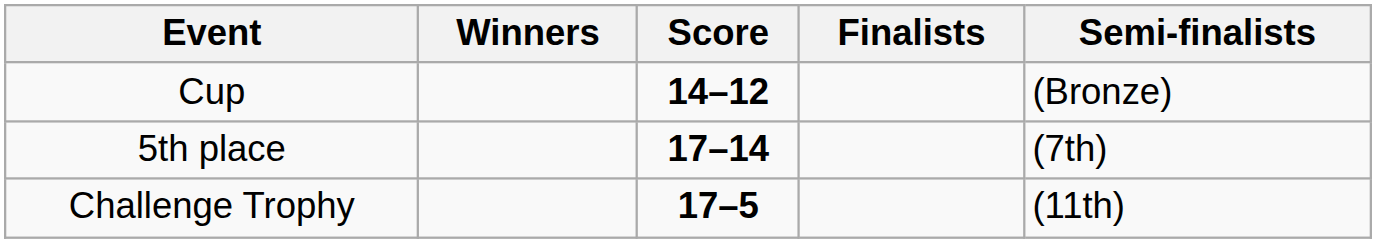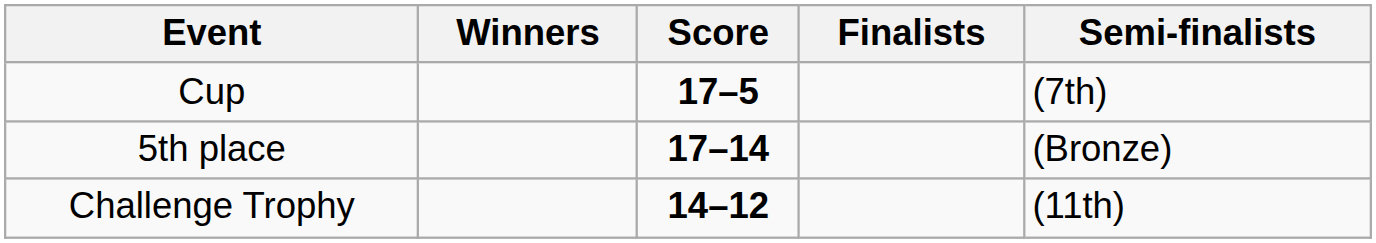(718, 91) 14–12 -> (718, 91) 17–5
(1102, 91) (Bronze) -> (1070, 91) (7th)
(1070, 149) (7th) -> (1102, 149) (Bronze)
(718, 206) 17–5 -> (718, 206) 14–12
